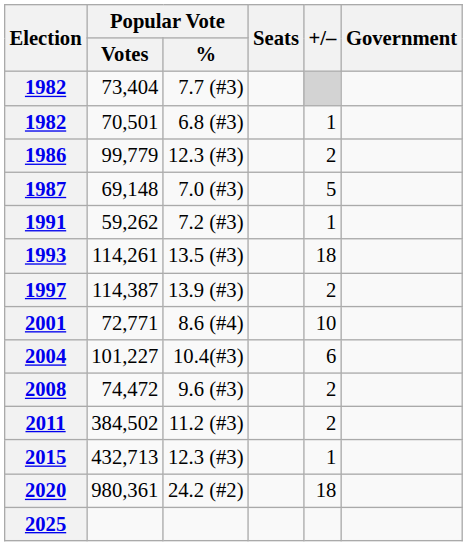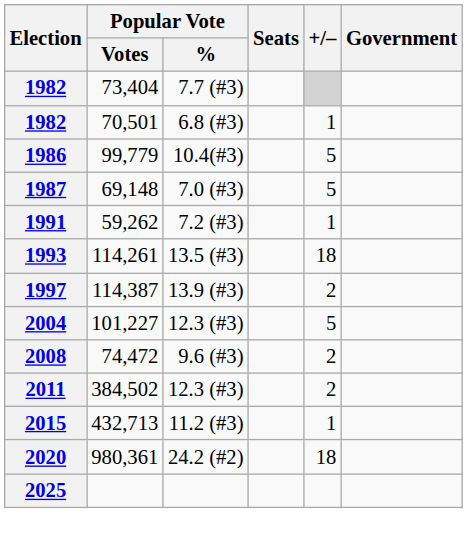(206, 154) 12.3 (#3) -> (208, 154) 10.4(#3)
(331, 154) 2 -> (331, 154) 5
- row: (46, 322)
(208, 355) 10.4(#3) -> (206, 322) 12.3 (#3)
(331, 355) 6 -> (331, 322) 5
(206, 422) 11.2 (#3) -> (206, 389) 12.3 (#3)
(206, 456) 12.3 (#3) -> (206, 422) 11.2 (#3)
